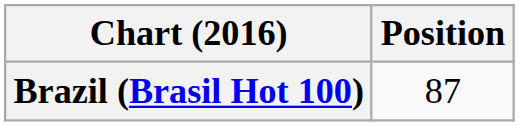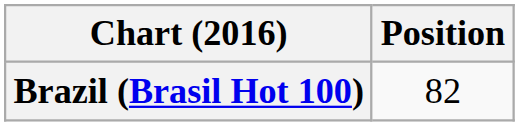(443, 90) 87 -> (443, 90) 82
